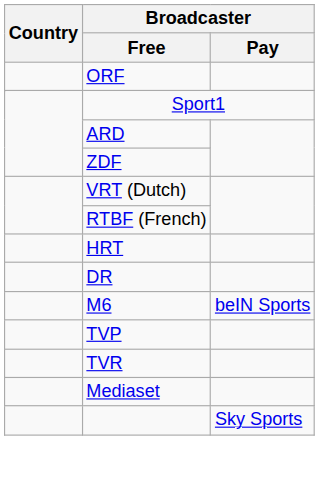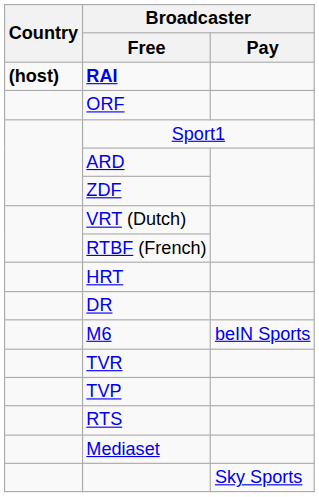+ row: (102, 76)
rows swapped: (104, 334) <-> (104, 362)
+ row: (104, 420)
